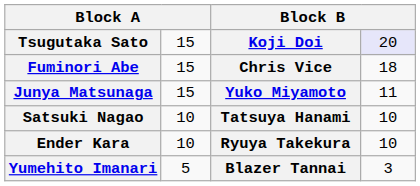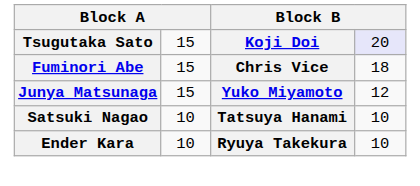(388, 93) 11 -> (380, 93) 12
- row: (83, 168)
